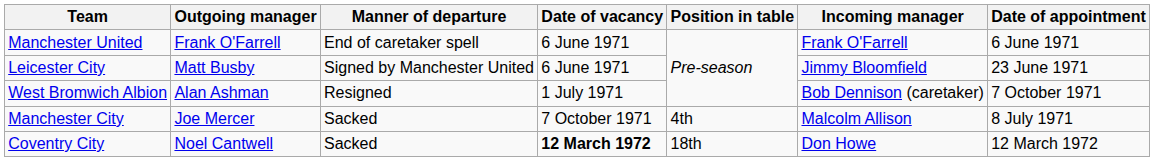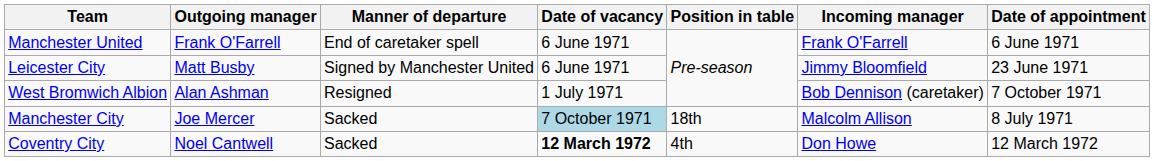(596, 118) no background -> (596, 118) lightblue background
(682, 118) 4th -> (686, 118) 18th
(686, 144) 18th -> (682, 144) 4th
